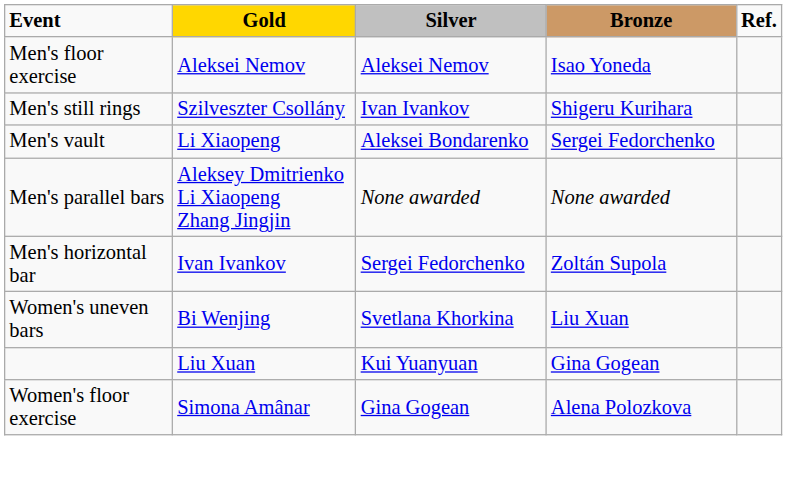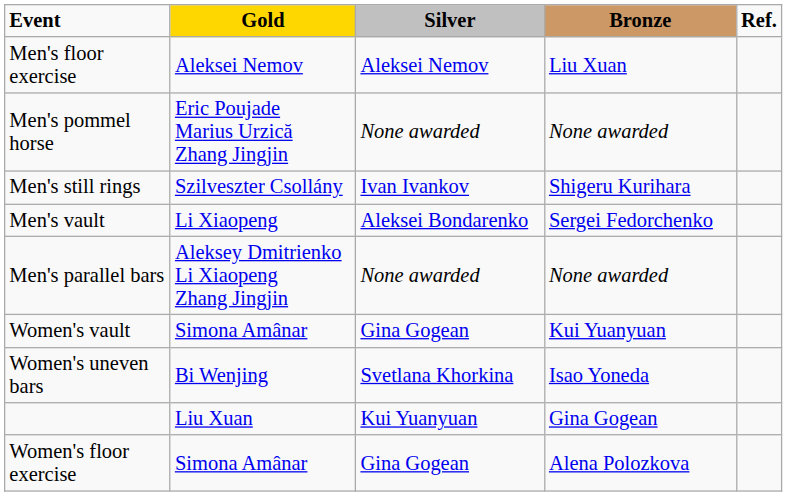(601, 64) Isao Yoneda -> (588, 64) Liu Xuan
+ row: (70, 131)
- row: (78, 263)
+ row: (70, 330)
(590, 319) Liu Xuan -> (599, 374) Isao Yoneda
